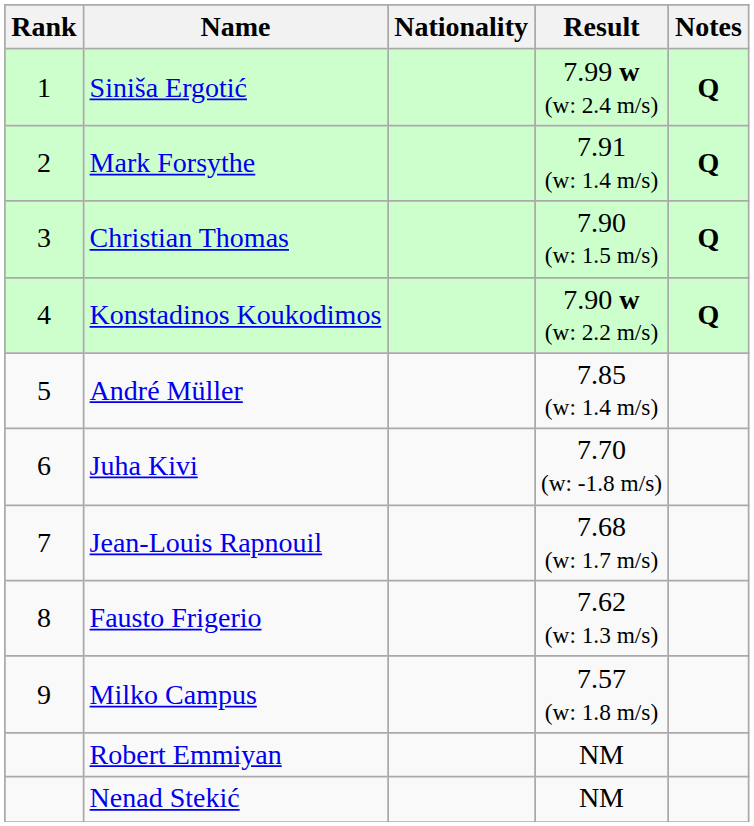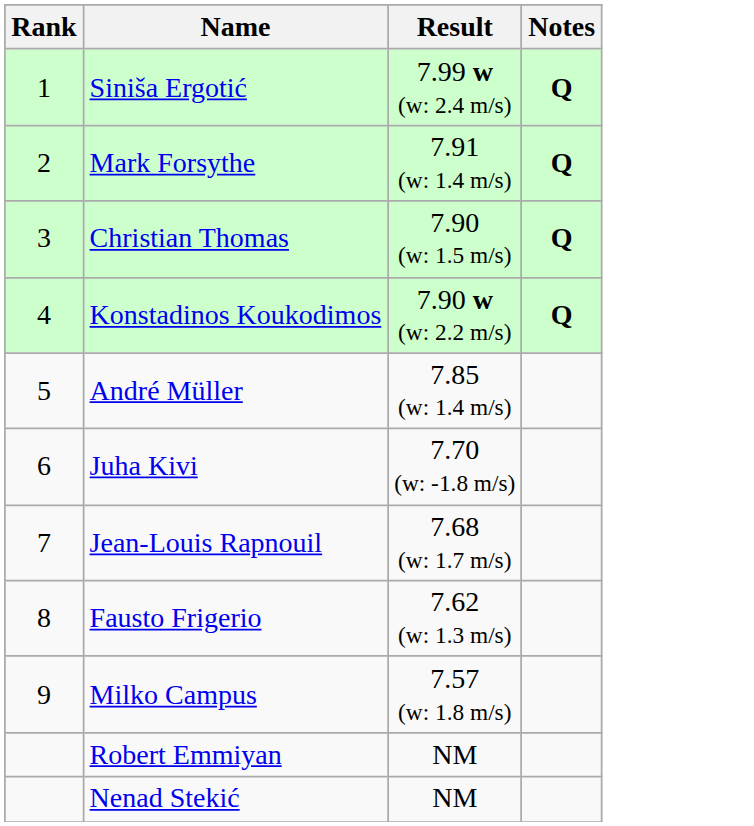- column: (461, 26)
